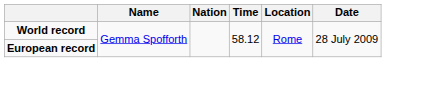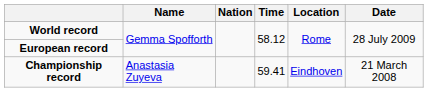+ row: (64, 71)
